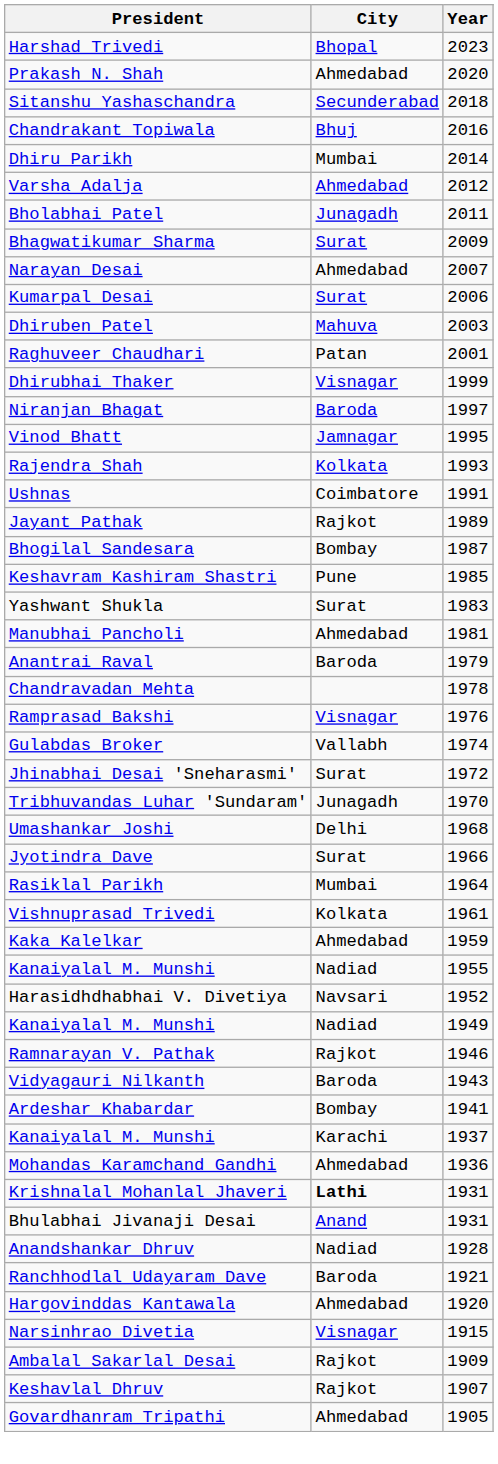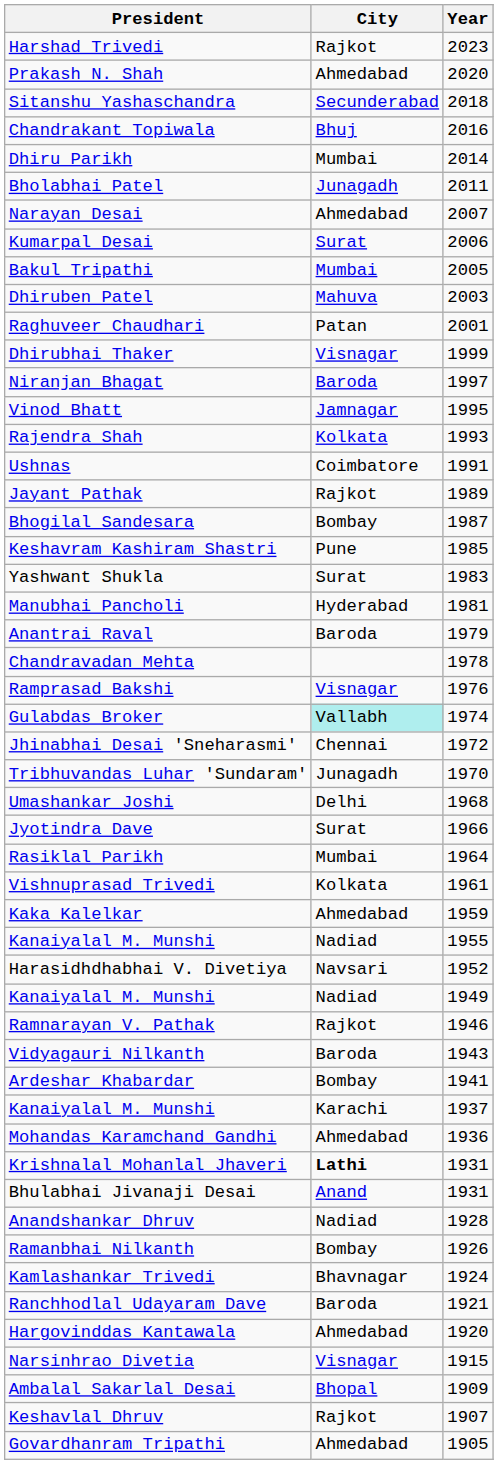(346, 47) Bhopal -> (346, 47) Rajkot
- row: (76, 186)
- row: (112, 242)
+ row: (81, 270)
(362, 634) Ahmedabad -> (362, 606) Hyderabad
(352, 746) no background -> (352, 718) paleturquoise background
(341, 774) Surat -> (352, 746) Chennai
+ row: (101, 1249)
+ row: (112, 1277)
(346, 1361) Rajkot -> (346, 1389) Bhopal
